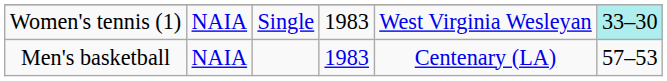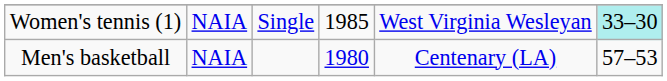(347, 22) 1983 -> (347, 22) 1985
(347, 57) 1983 -> (347, 57) 1980
